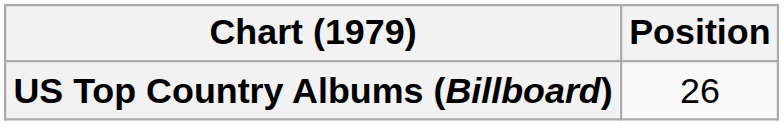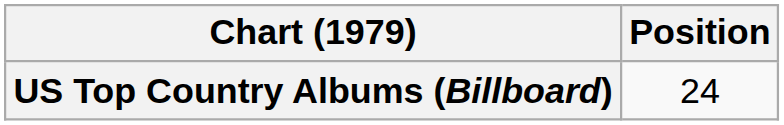(700, 89) 26 -> (700, 89) 24
